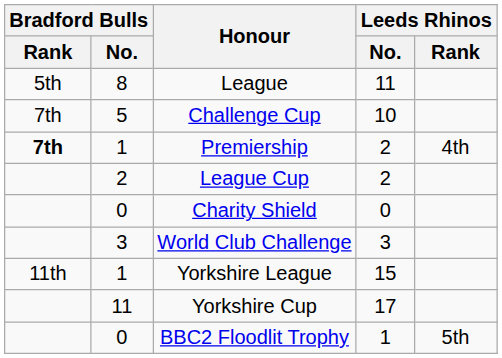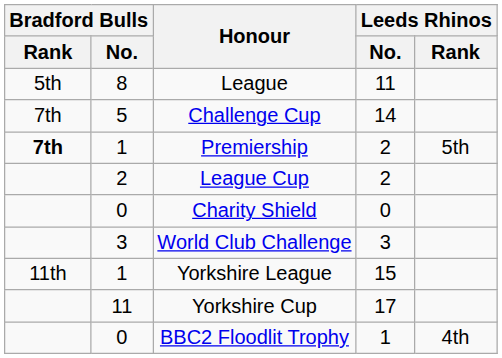(385, 115) 10 -> (385, 115) 14
(456, 147) 4th -> (456, 147) 5th
(456, 337) 5th -> (456, 337) 4th
